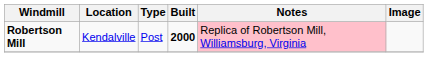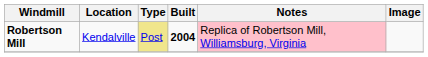(152, 36) no background -> (152, 36) khaki background
(183, 36) 2000 -> (183, 36) 2004
